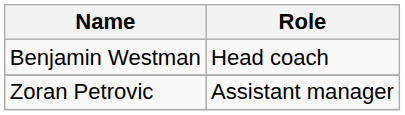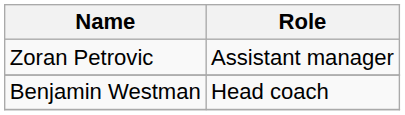rows swapped: (105, 57) <-> (82, 92)
